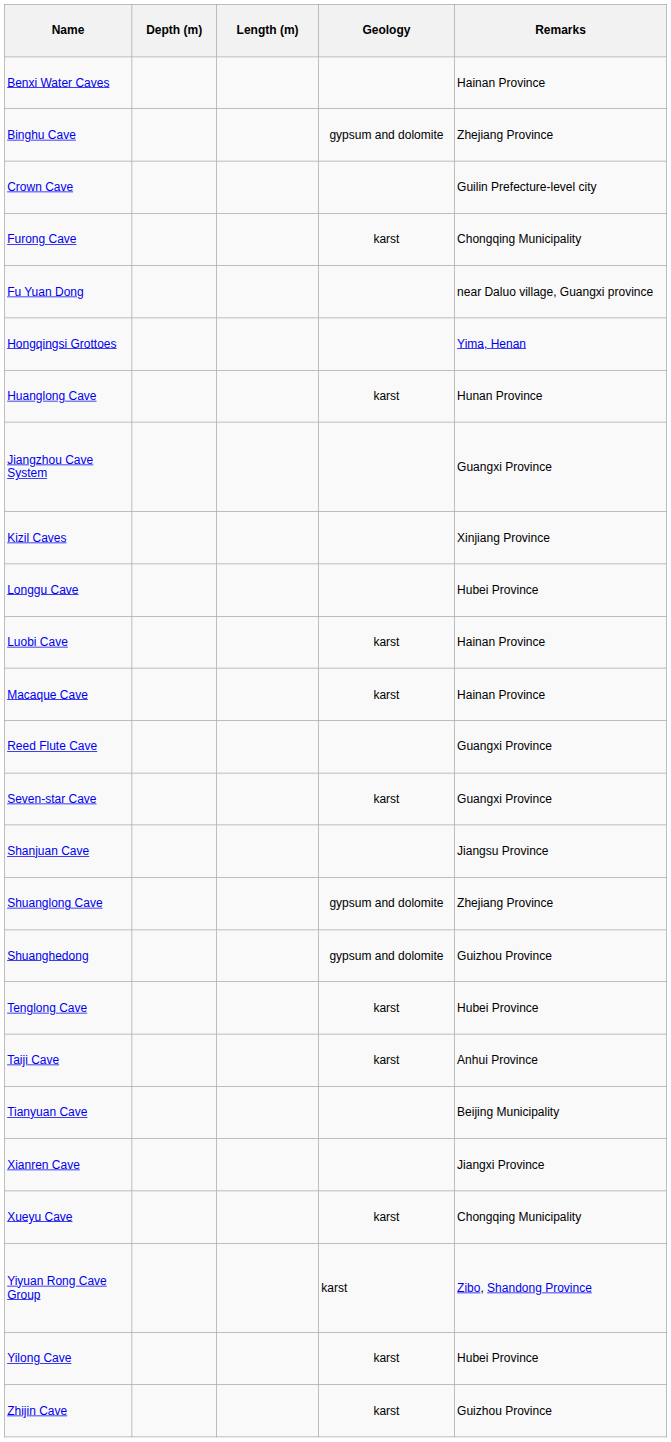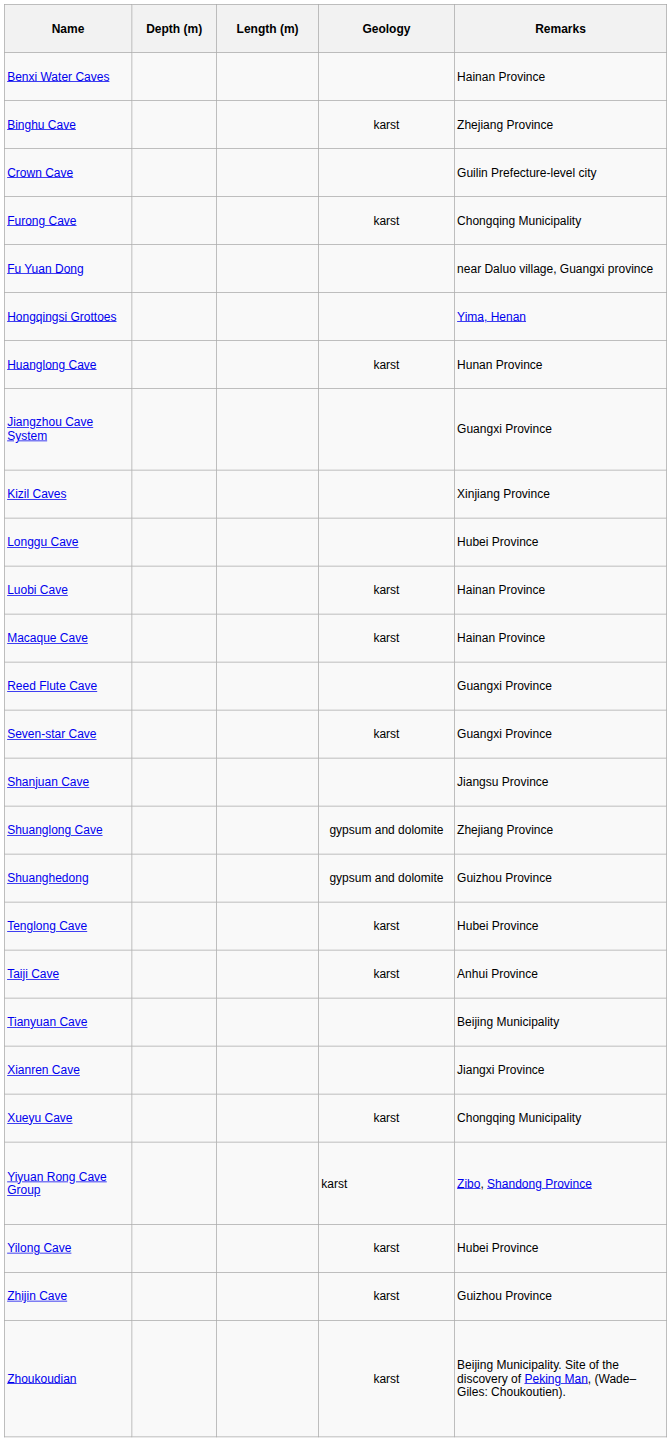(386, 135) gypsum and dolomite -> (386, 124) karst
+ row: (42, 1378)
